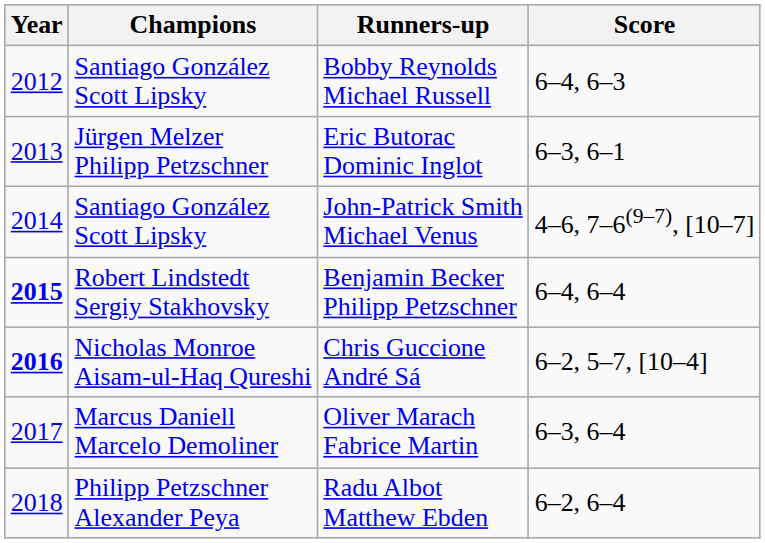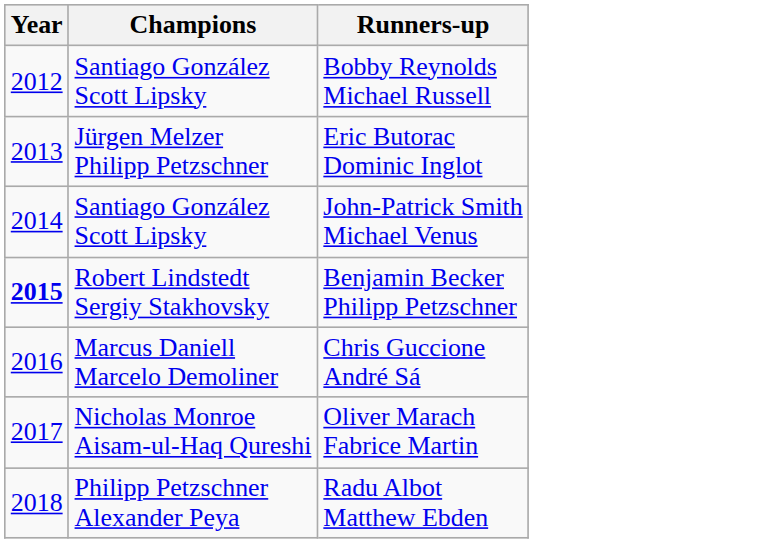- column: (644, 25)
(37, 361) bold -> (37, 361) normal
(193, 361) Nicholas Monroe Aisam-ul-Haq Qureshi -> (176, 361) Marcus Daniell Marcelo Demoliner
(176, 432) Marcus Daniell Marcelo Demoliner -> (193, 432) Nicholas Monroe Aisam-ul-Haq Qureshi
